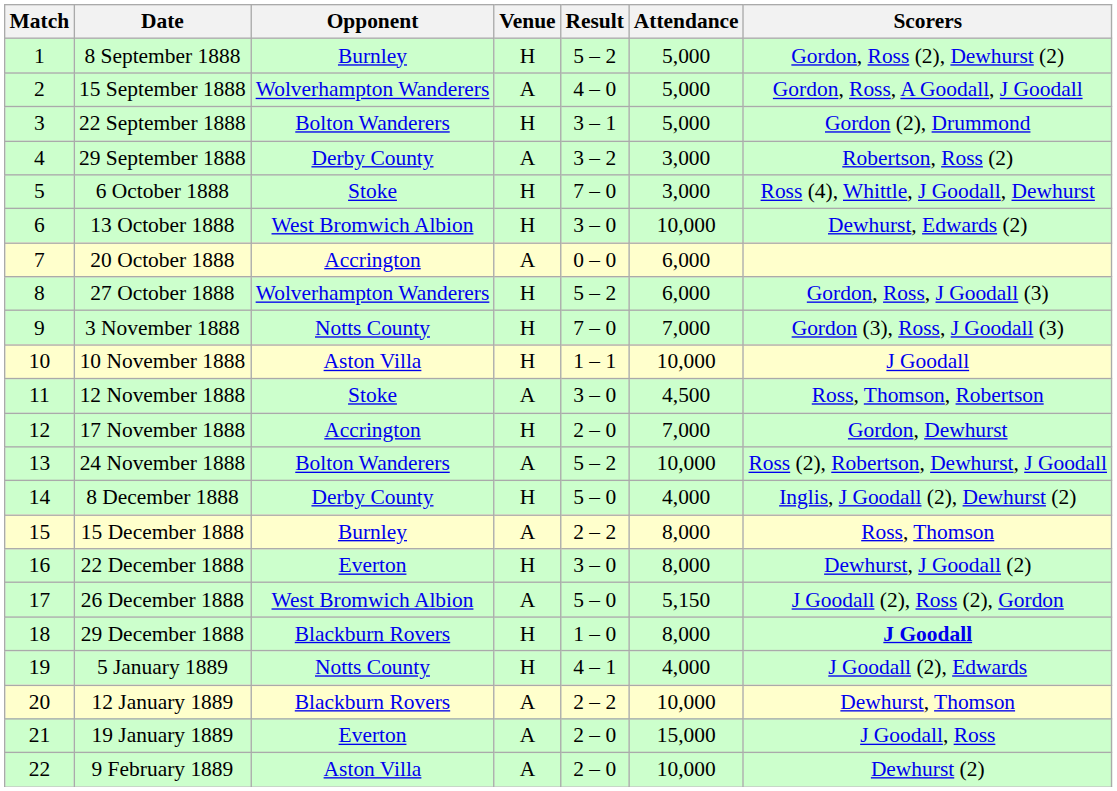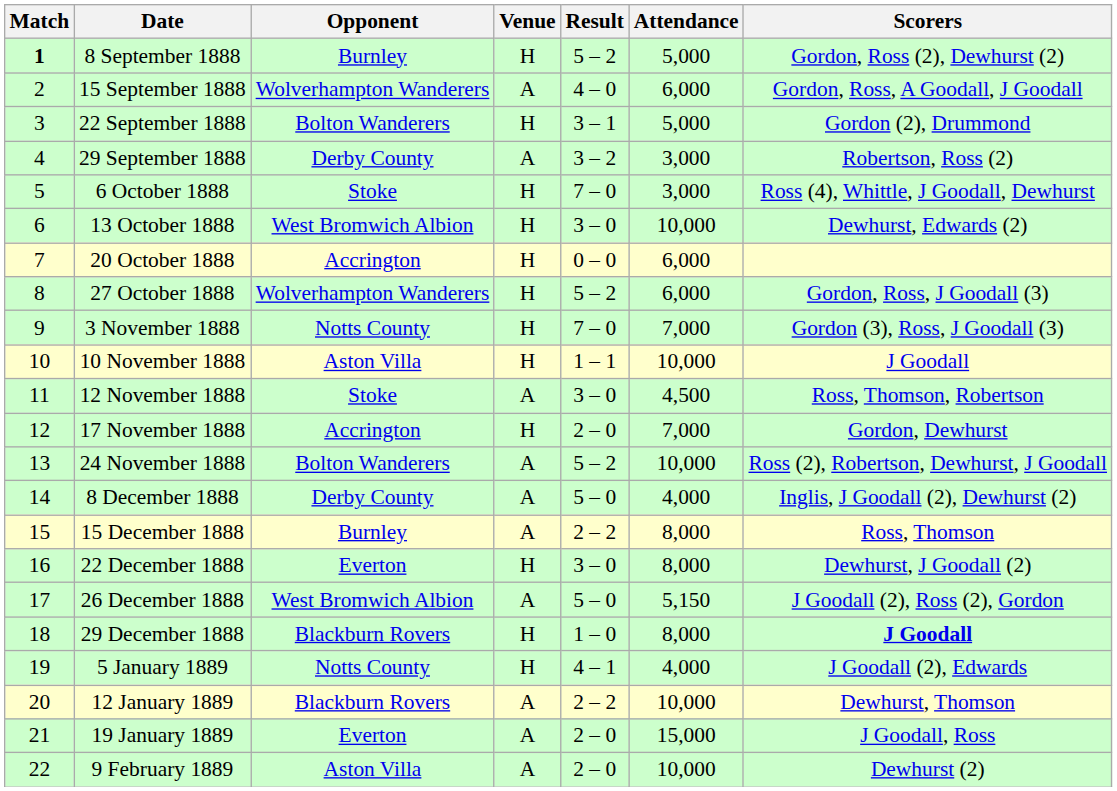(39, 55) normal -> (39, 55) bold
(686, 89) 5,000 -> (686, 89) 6,000
(527, 259) A -> (527, 259) H
(527, 497) H -> (527, 497) A
